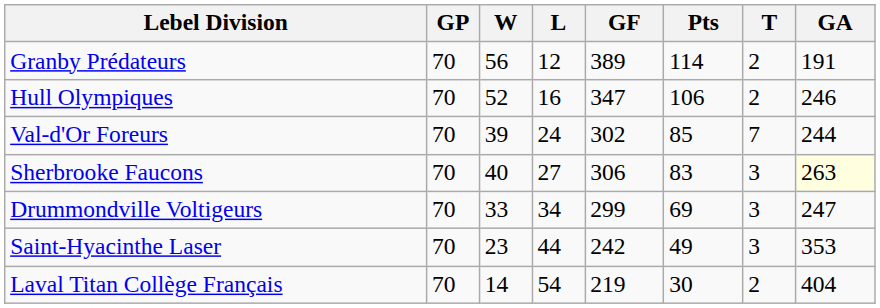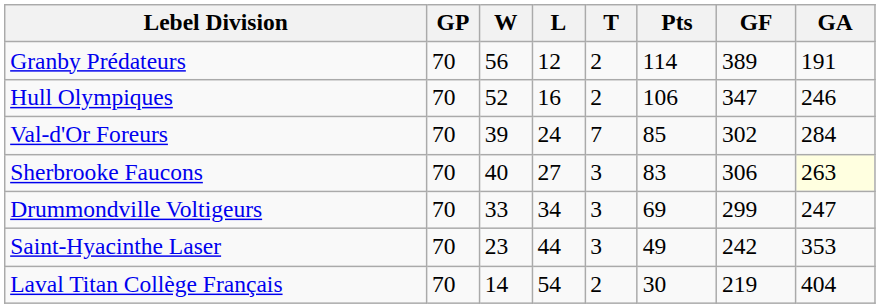columns swapped: (769, 23) <-> (624, 23)
(819, 135) 244 -> (819, 135) 284
